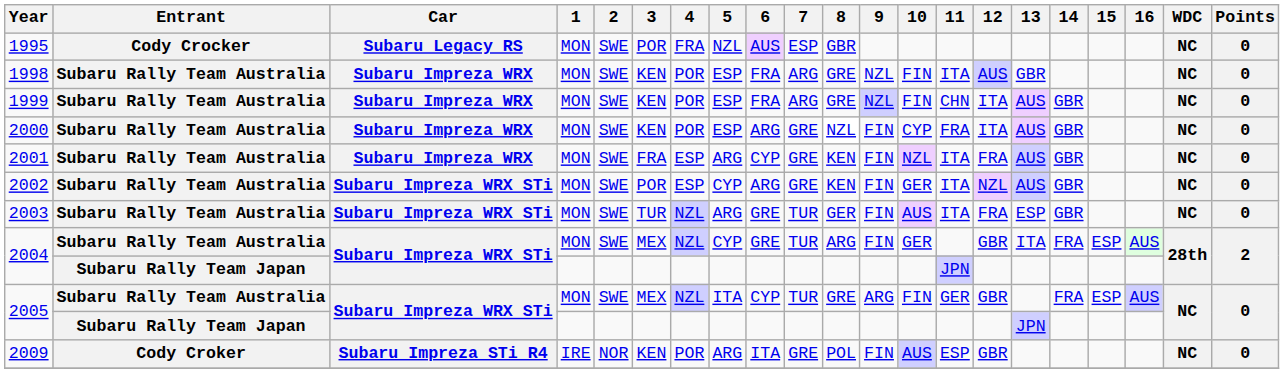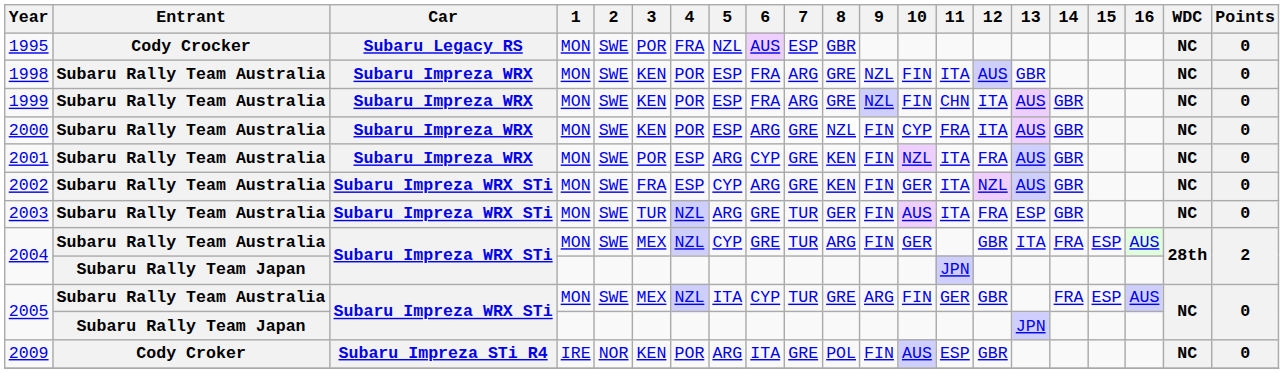(651, 158) FRA -> (651, 158) POR
(651, 186) POR -> (651, 186) FRA
